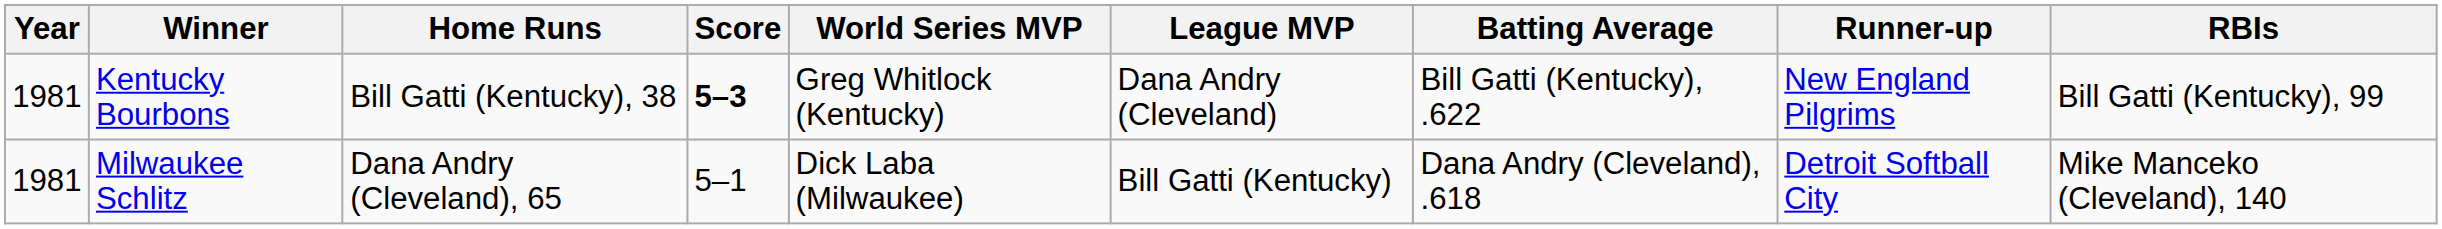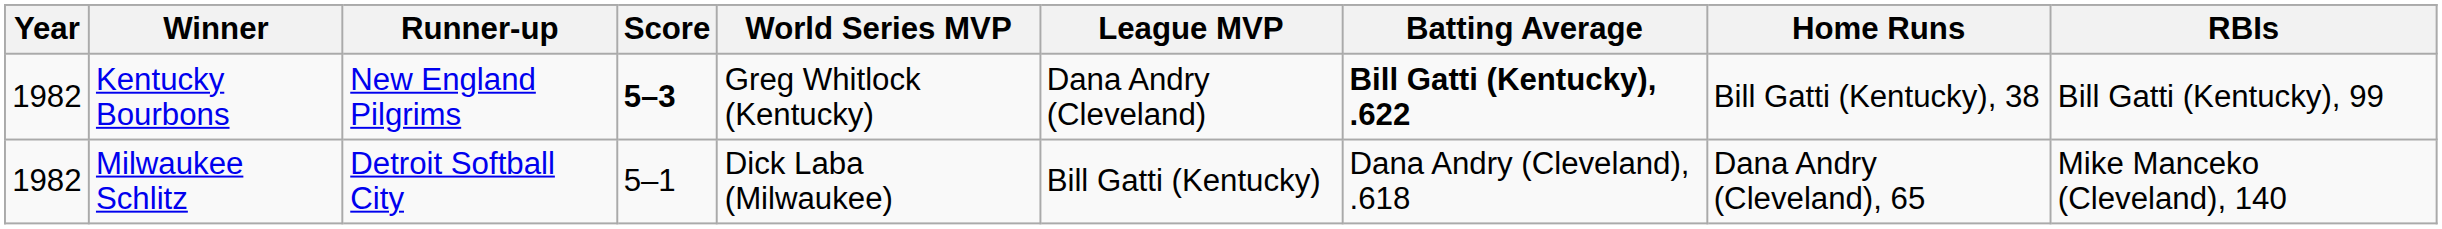columns swapped: (1914, 29) <-> (515, 29)
(47, 96) 1981 -> (47, 96) 1982
(1562, 96) normal -> (1503, 96) bold
(47, 180) 1981 -> (47, 180) 1982
